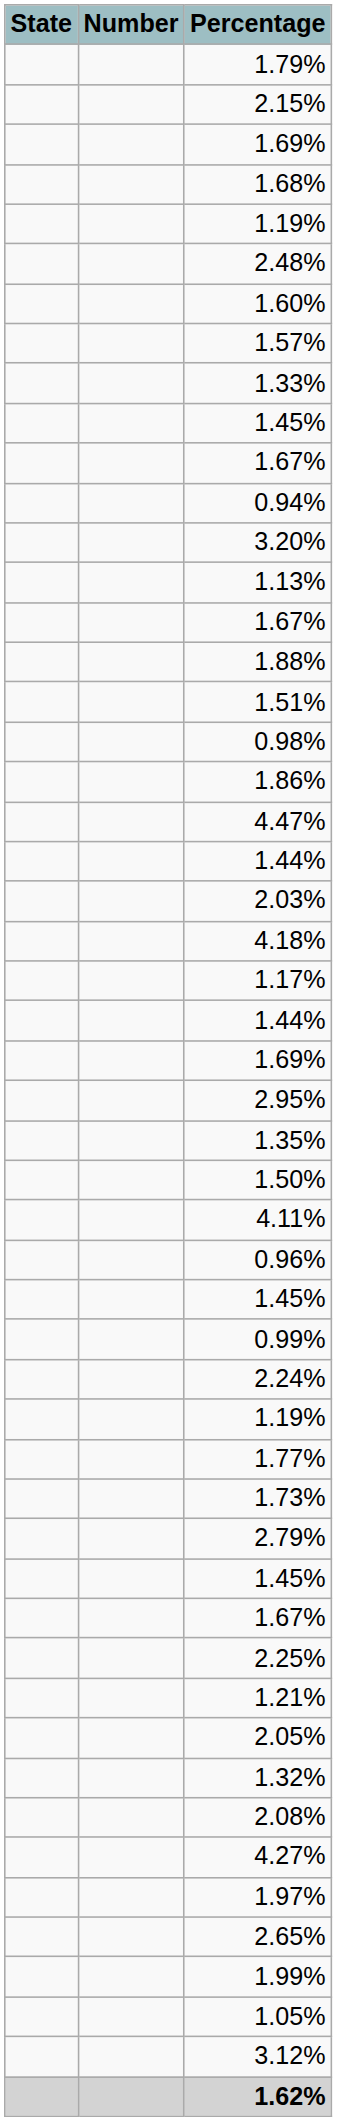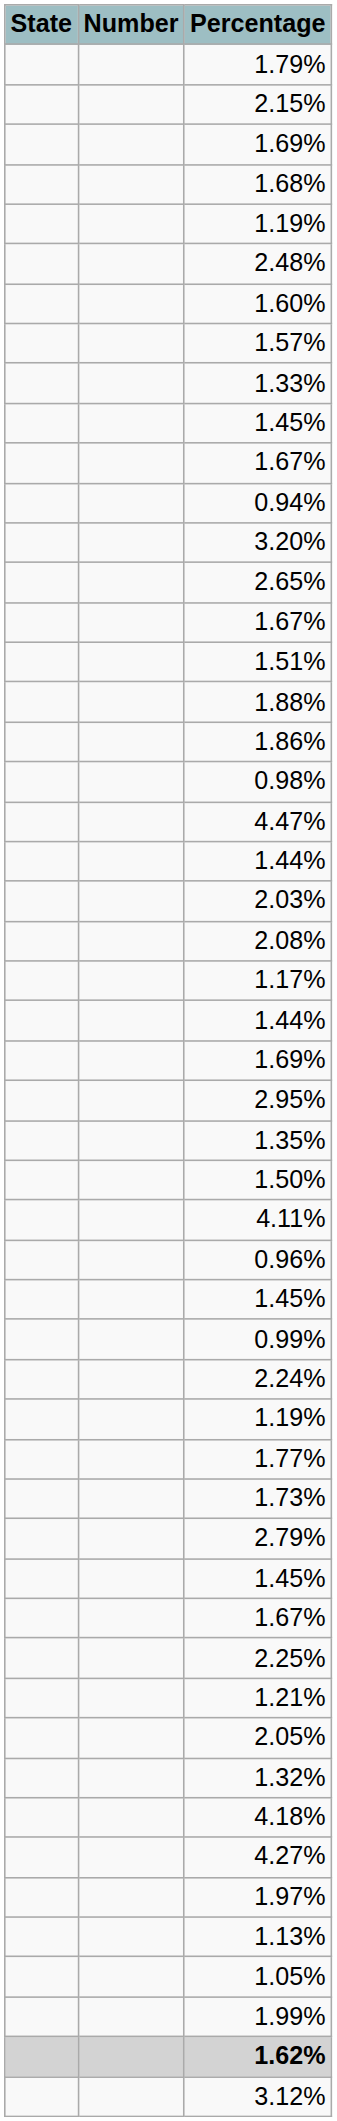rows swapped: (41, 582) <-> (41, 1937)
rows swapped: (41, 702) <-> (41, 662)
rows swapped: (41, 782) <-> (41, 742)
rows swapped: (41, 1817) <-> (41, 941)
rows swapped: (41, 1977) <-> (41, 2017)
rows swapped: (41, 2056) <-> (41, 2096)
